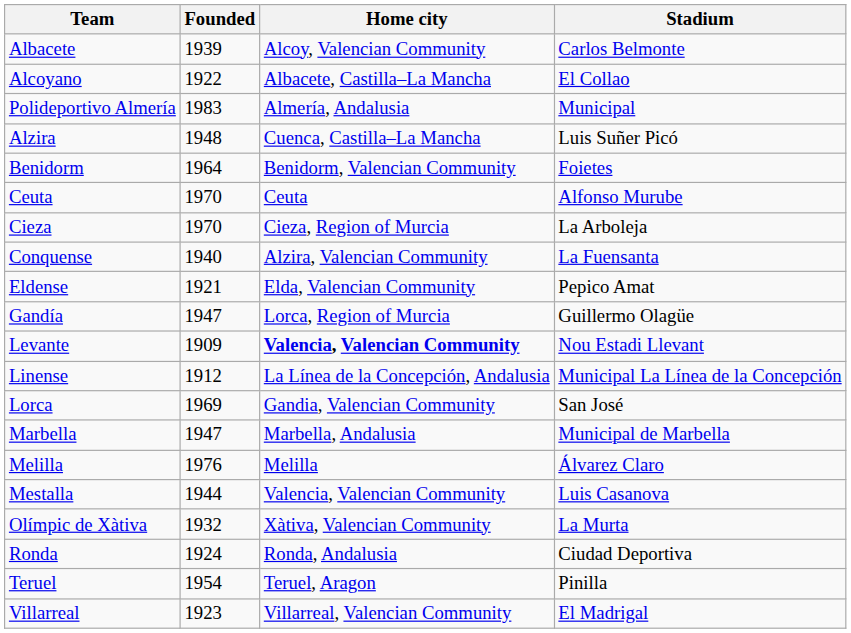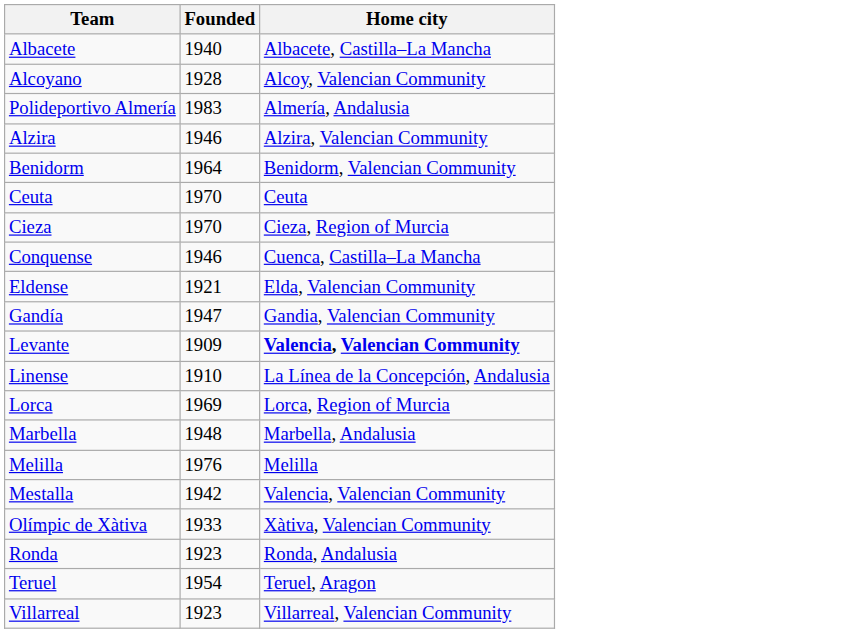- column: (700, 19)
(203, 49) 1939 -> (203, 49) 1940
(375, 49) Alcoy, Valencian Community -> (377, 49) Albacete, Castilla–La Mancha
(203, 78) 1922 -> (203, 78) 1928
(377, 78) Albacete, Castilla–La Mancha -> (375, 78) Alcoy, Valencian Community
(203, 138) 1948 -> (203, 138) 1946
(372, 138) Cuenca, Castilla–La Mancha -> (376, 138) Alzira, Valencian Community
(203, 256) 1940 -> (203, 256) 1946
(376, 256) Alzira, Valencian Community -> (372, 256) Cuenca, Castilla–La Mancha
(357, 316) Lorca, Region of Murcia -> (379, 316) Gandia, Valencian Community
(203, 375) 1912 -> (203, 375) 1910
(379, 405) Gandia, Valencian Community -> (357, 405) Lorca, Region of Murcia
(203, 434) 1947 -> (203, 434) 1948
(203, 494) 1944 -> (203, 494) 1942
(203, 524) 1932 -> (203, 524) 1933
(203, 553) 1924 -> (203, 553) 1923
